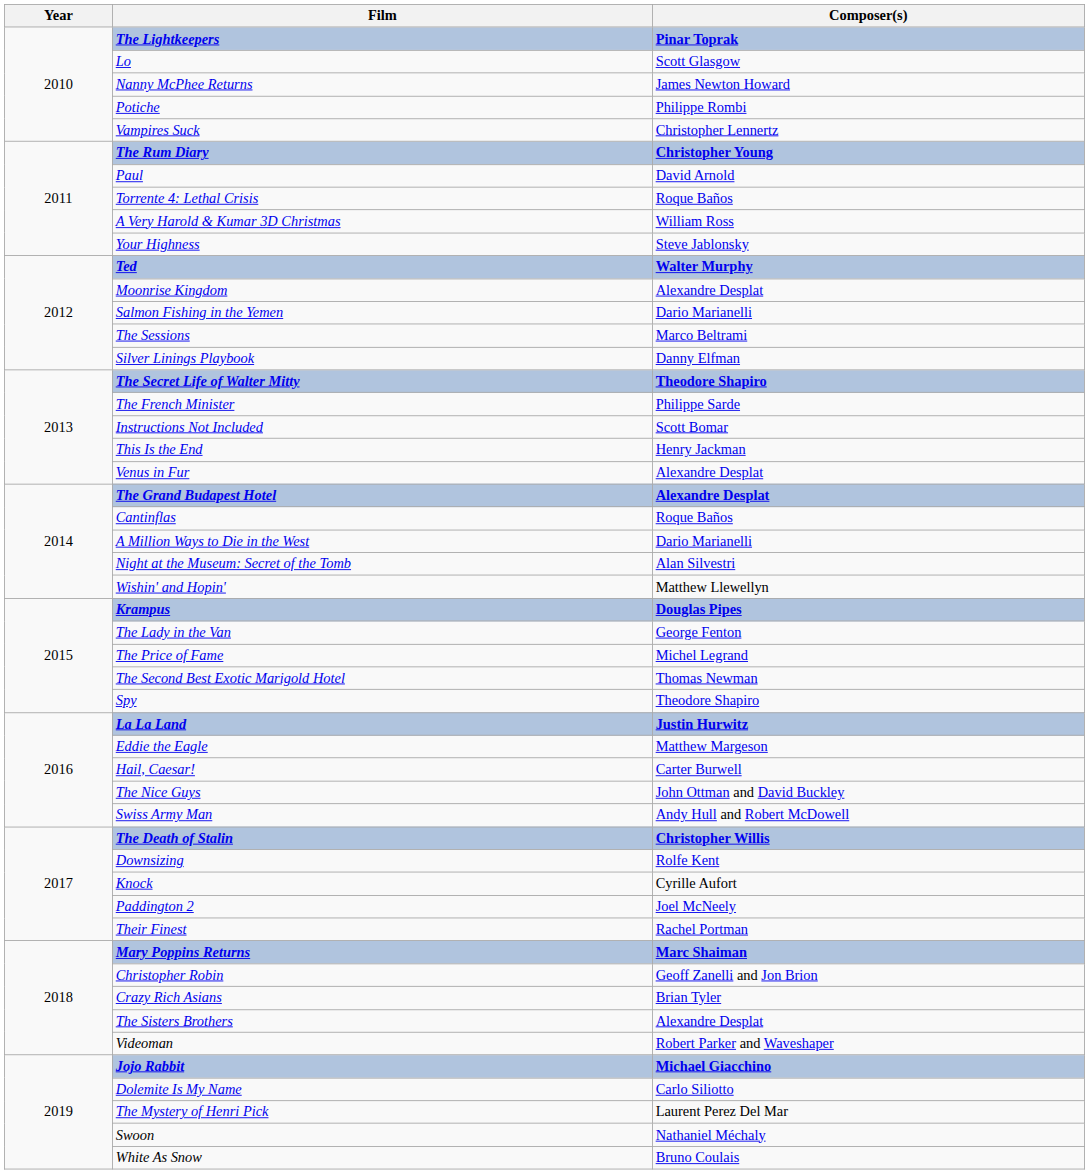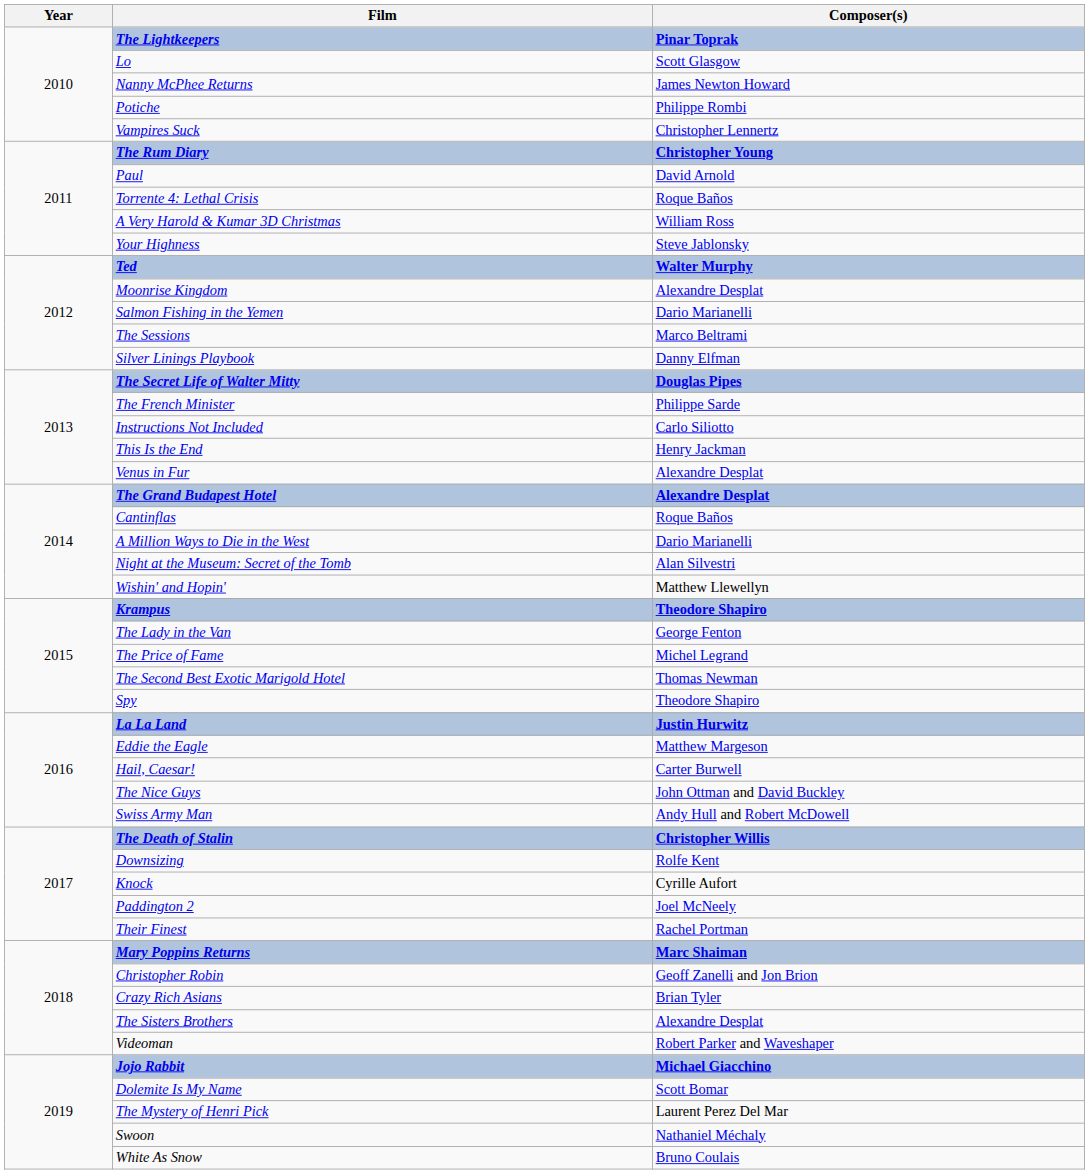(711, 381) Theodore Shapiro -> (699, 381) Douglas Pipes
(692, 426) Scott Bomar -> (695, 426) Carlo Siliotto
(699, 609) Douglas Pipes -> (711, 609) Theodore Shapiro
(695, 1089) Carlo Siliotto -> (692, 1089) Scott Bomar
